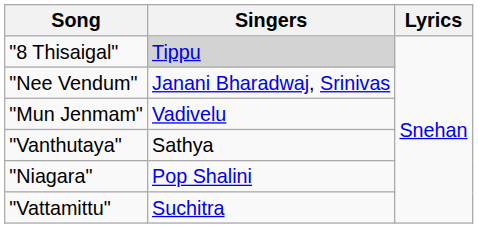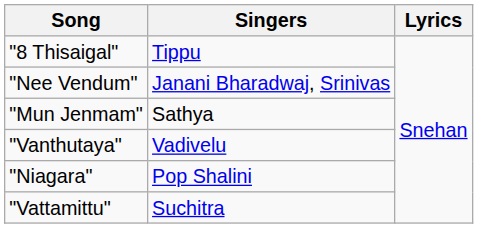(176, 52) lightgrey background -> (176, 52) no background
(189, 114) Vadivelu -> (183, 114) Sathya
(183, 146) Sathya -> (189, 146) Vadivelu
